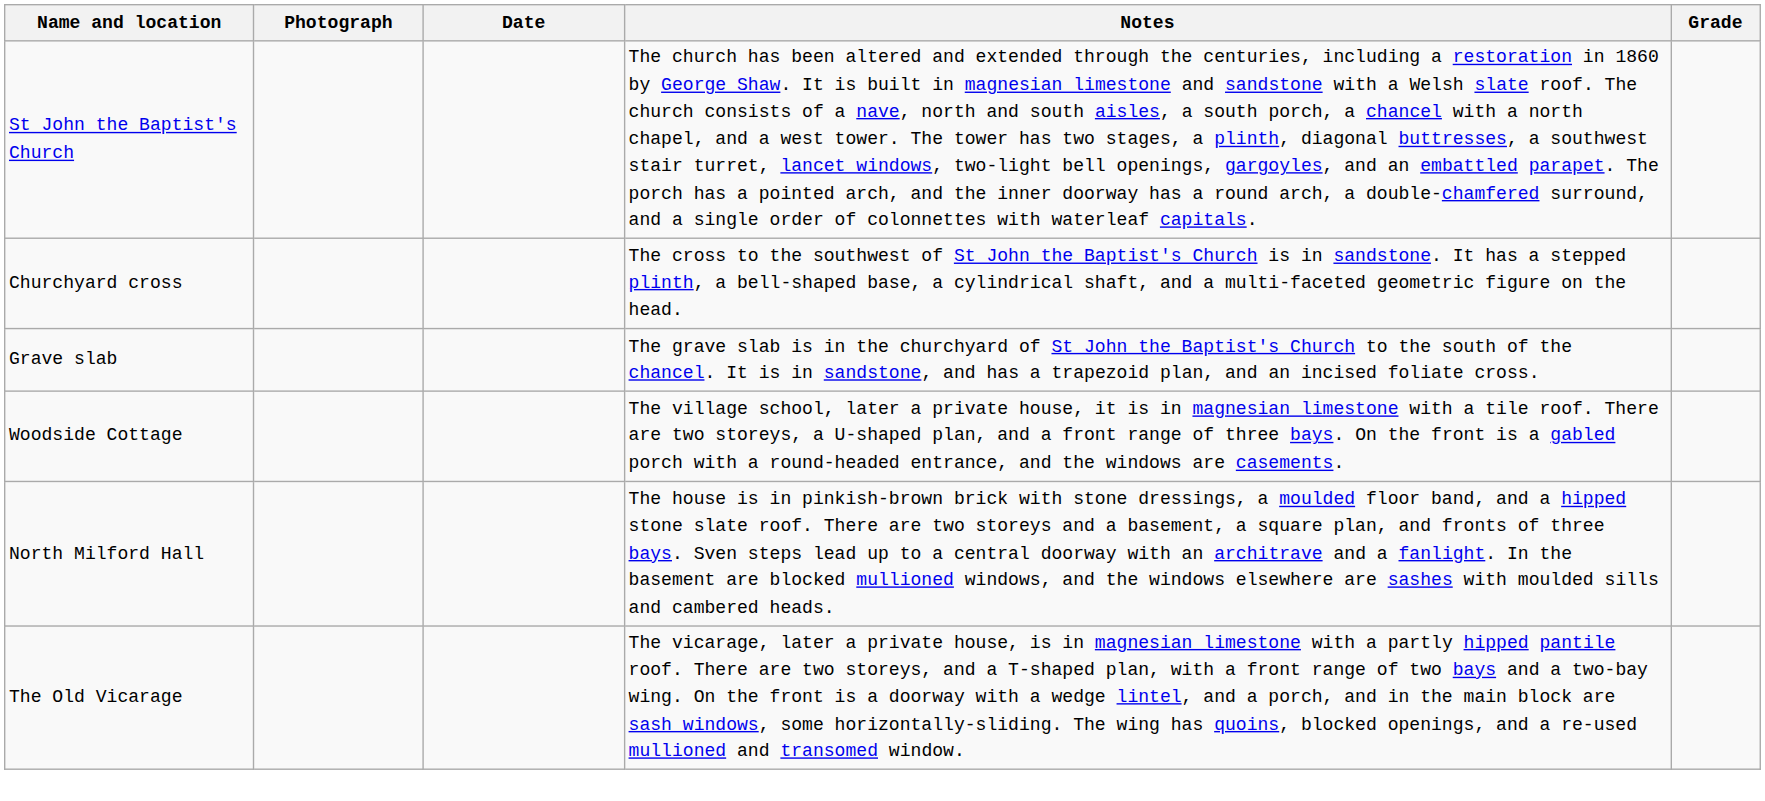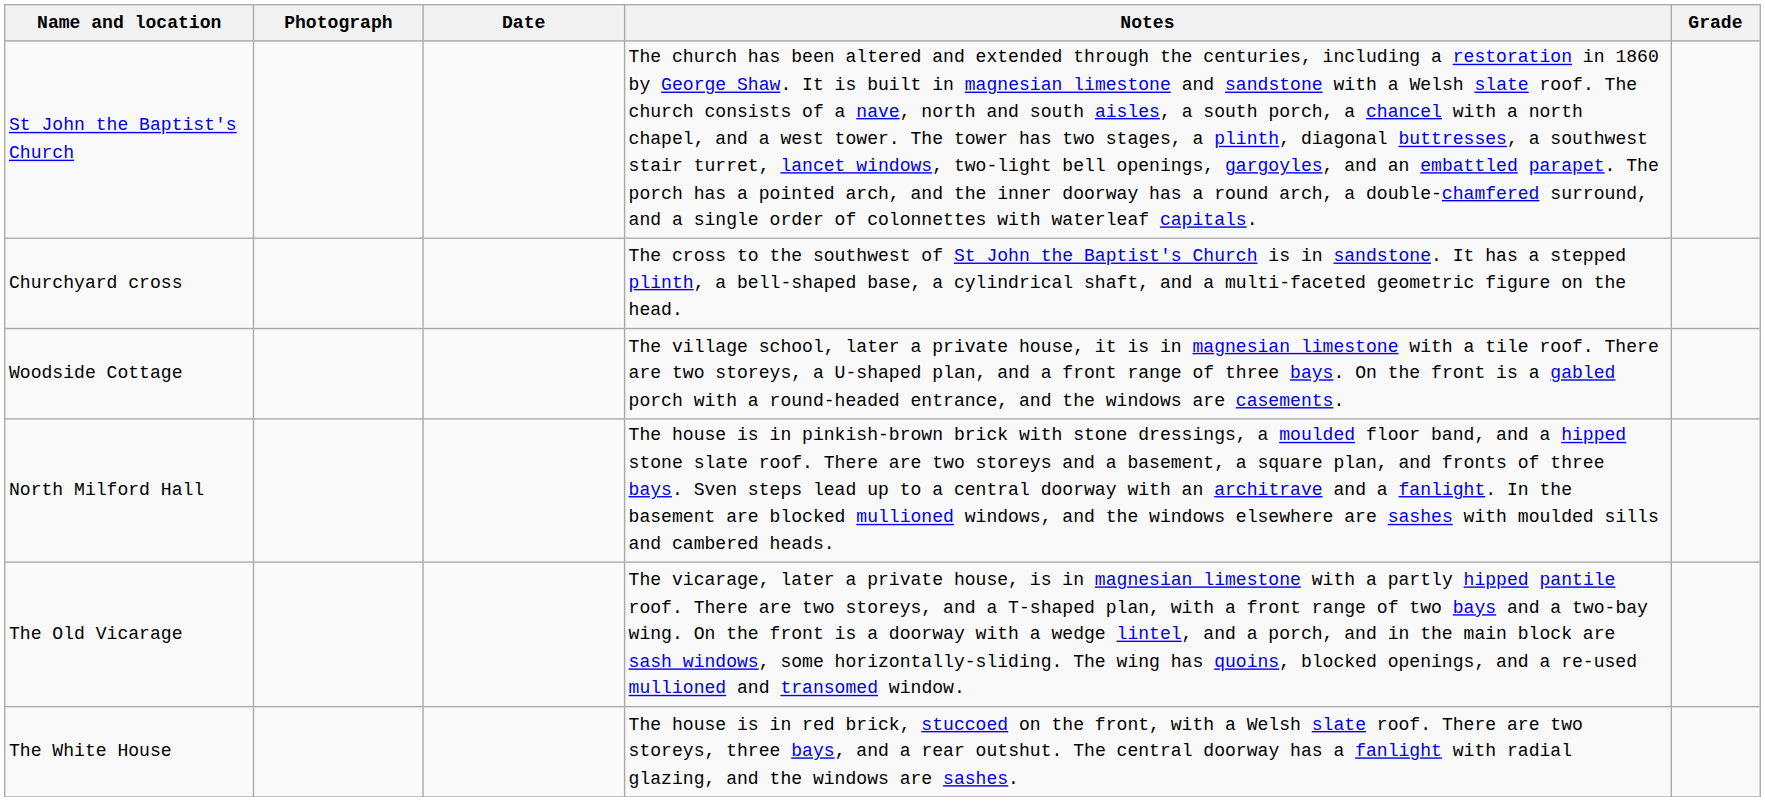- row: (63, 360)
+ row: (90, 751)
